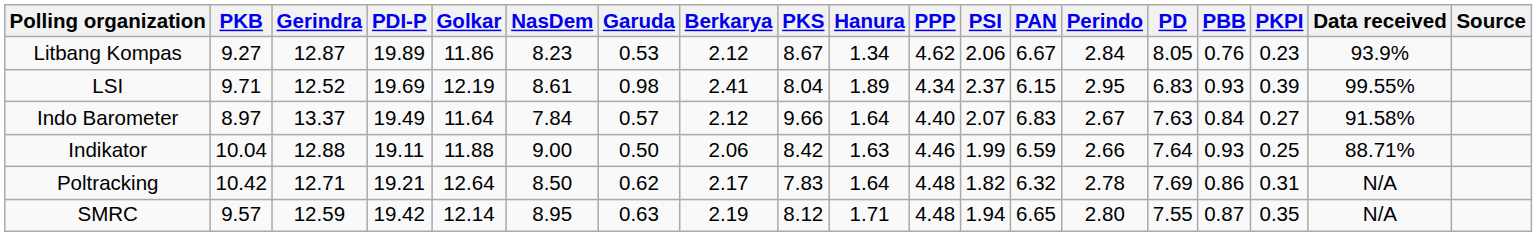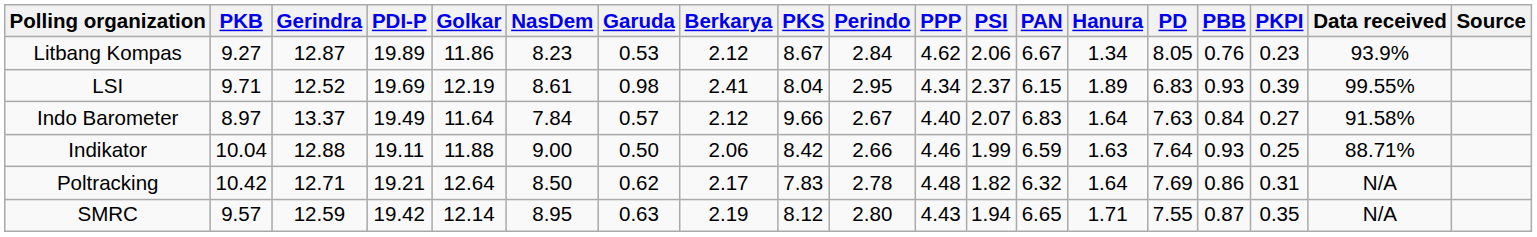columns swapped: (1105, 21) <-> (870, 21)
(935, 215) 4.48 -> (941, 215) 4.43
